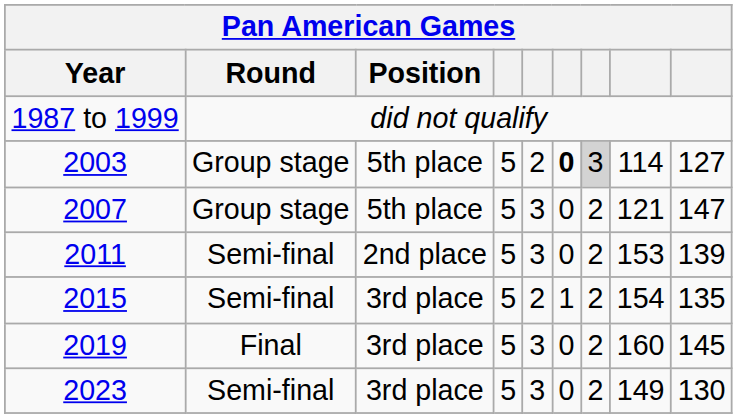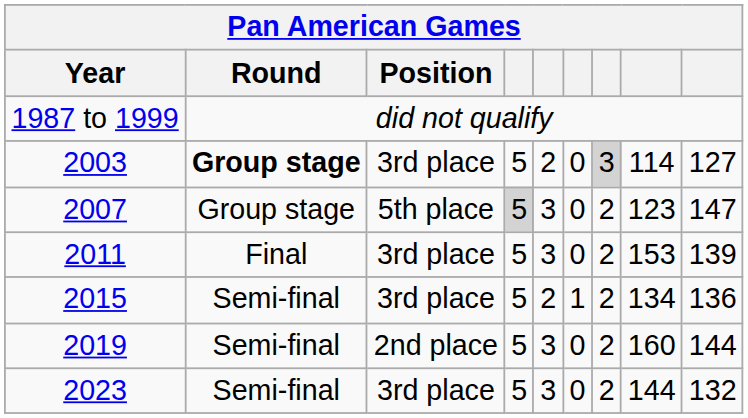(271, 163) normal -> (276, 163) bold
(425, 163) 5th place -> (436, 163) 3rd place
(566, 163) bold -> (577, 163) normal
(508, 208) no background -> (519, 208) lightgrey background
(641, 208) 121 -> (652, 208) 123
(271, 254) Semi-final -> (276, 254) Final
(425, 254) 2nd place -> (436, 254) 3rd place
(641, 299) 154 -> (652, 299) 134
(702, 299) 135 -> (713, 299) 136
(271, 345) Final -> (276, 345) Semi-final
(425, 345) 3rd place -> (436, 345) 2nd place
(702, 345) 145 -> (713, 345) 144
(641, 390) 149 -> (652, 390) 144
(702, 390) 130 -> (713, 390) 132
